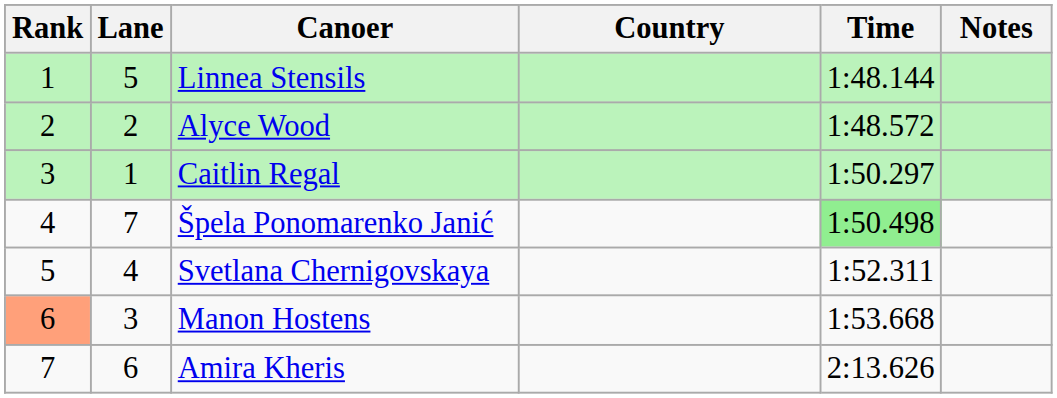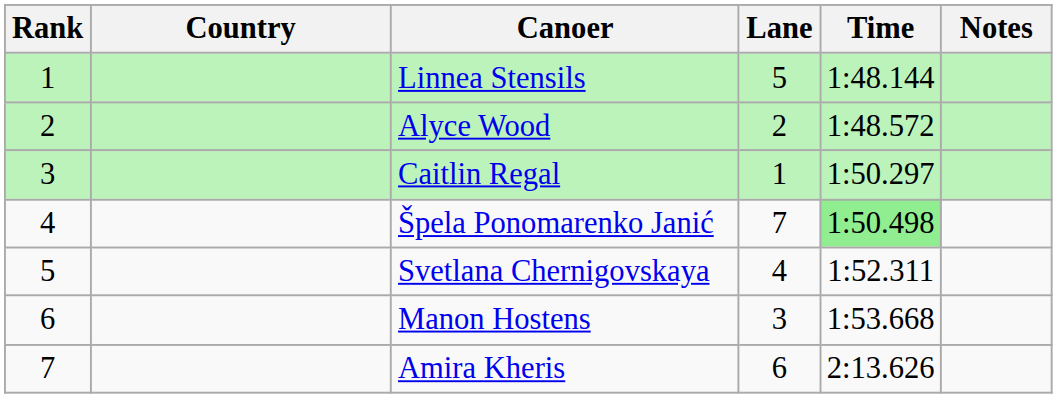columns swapped: (131, 28) <-> (669, 28)
(48, 319) lightsalmon background -> (48, 319) no background
